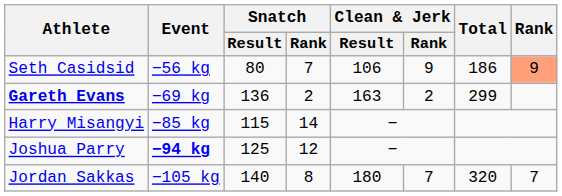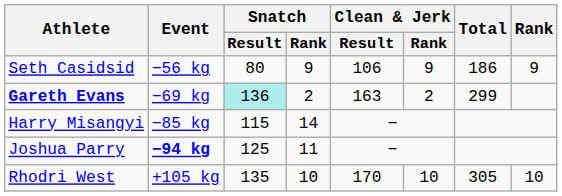(308, 69) 7 -> (308, 69) 9
(534, 69) lightsalmon background -> (534, 69) no background
(255, 96) no background -> (255, 96) paleturquoise background
(308, 151) 12 -> (308, 151) 11
- row: (72, 178)
+ row: (62, 178)
